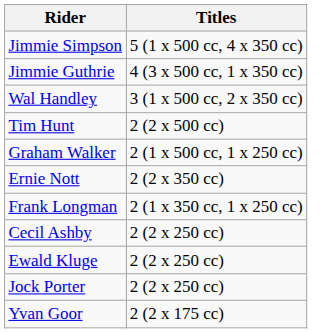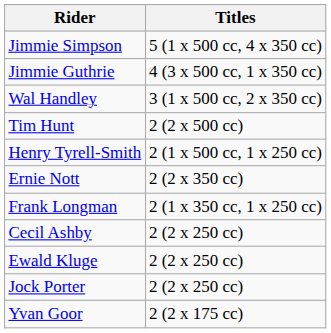+ row: (75, 152)
- row: (62, 152)
